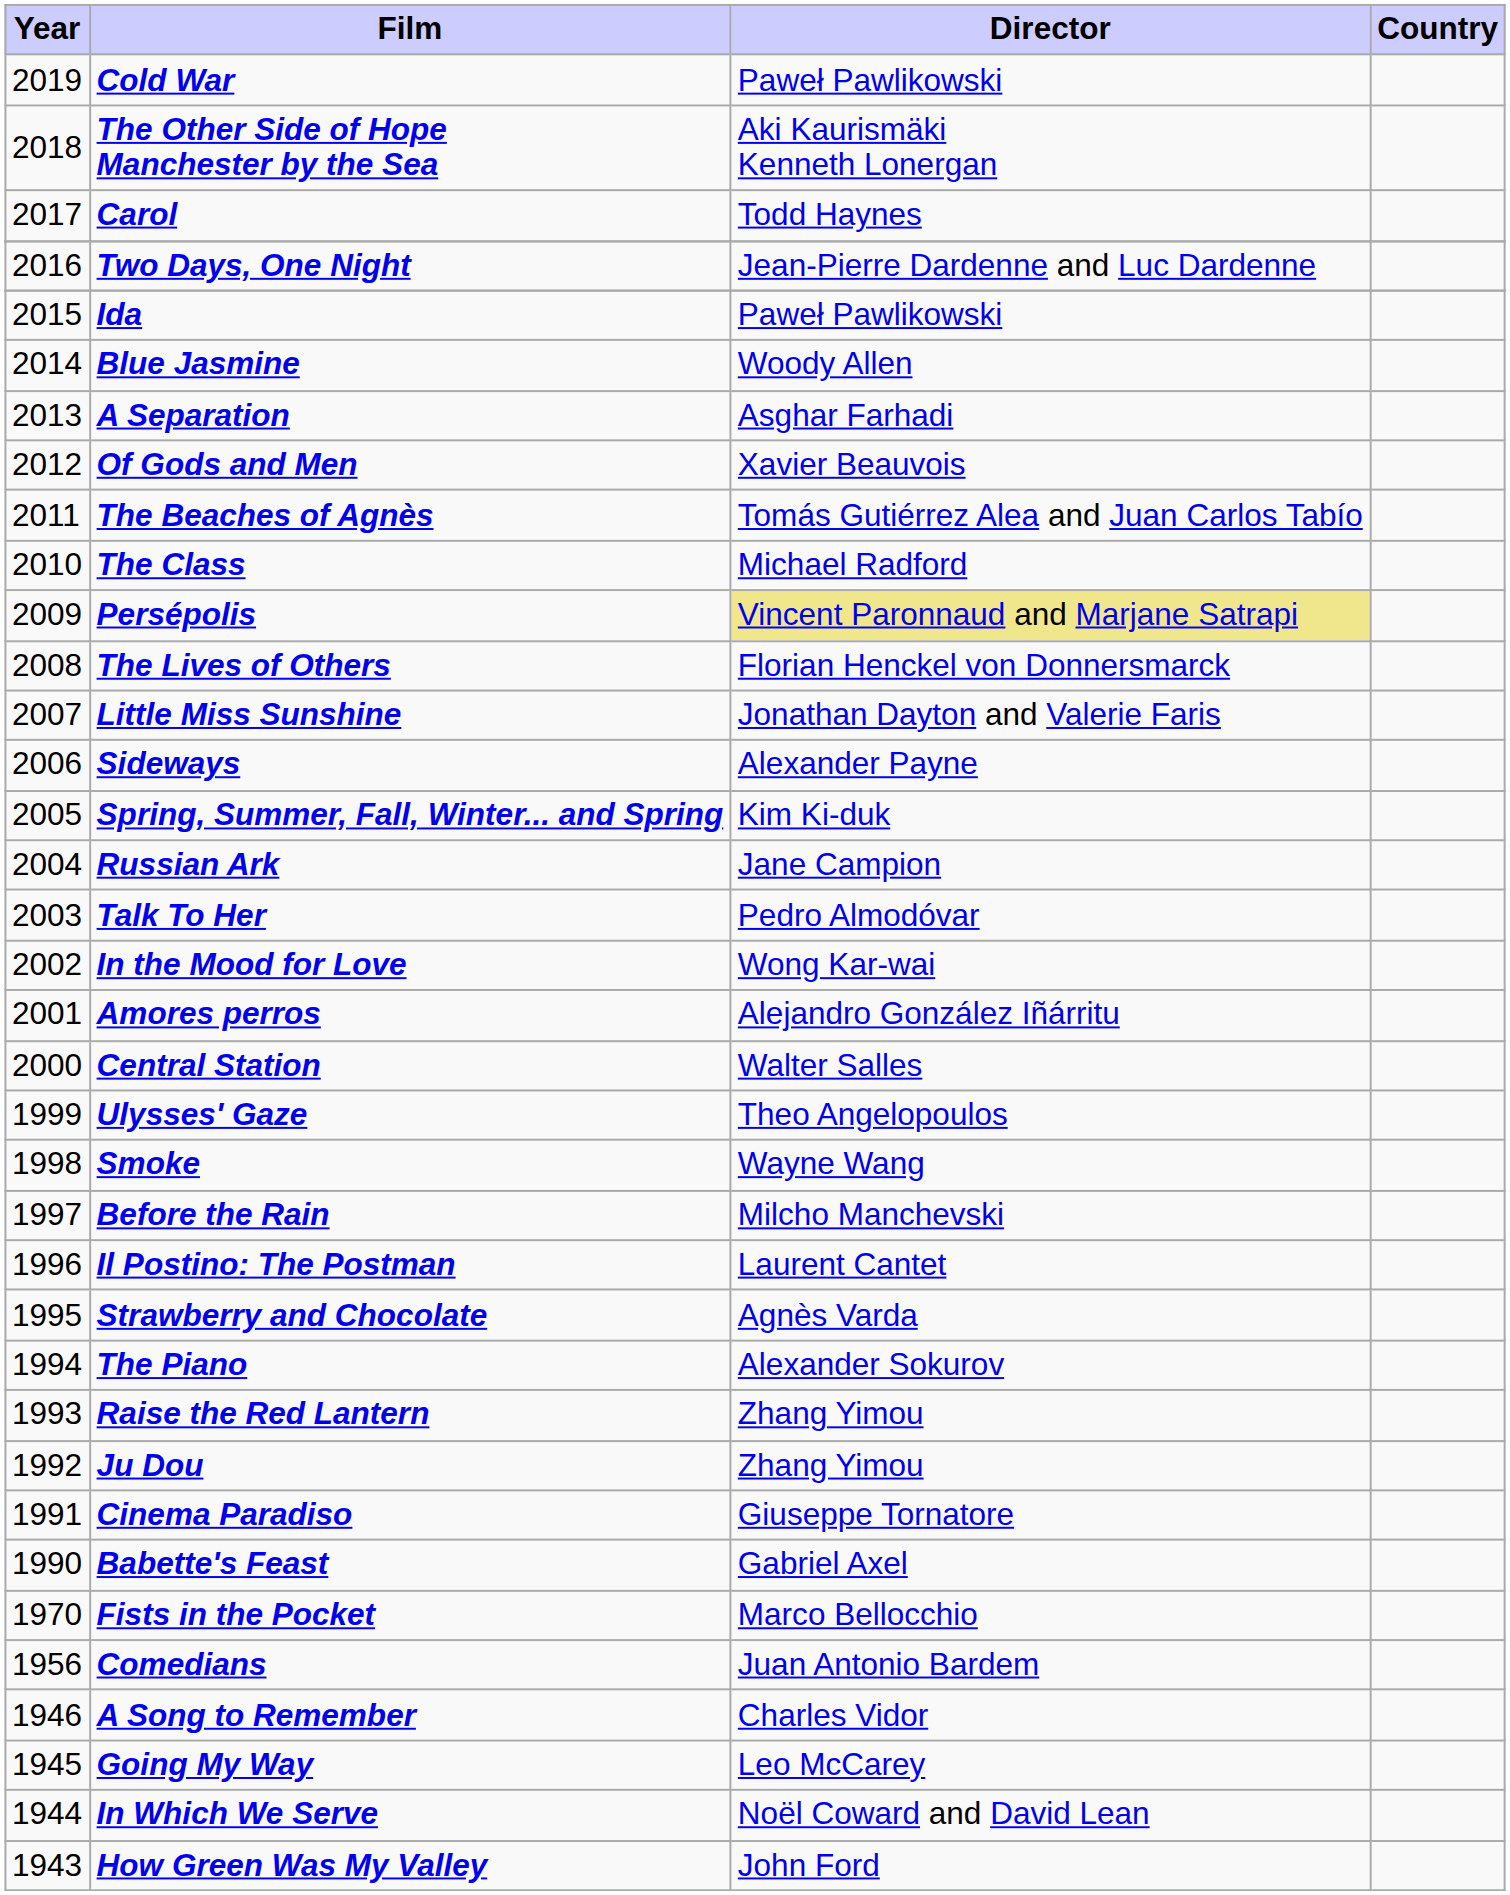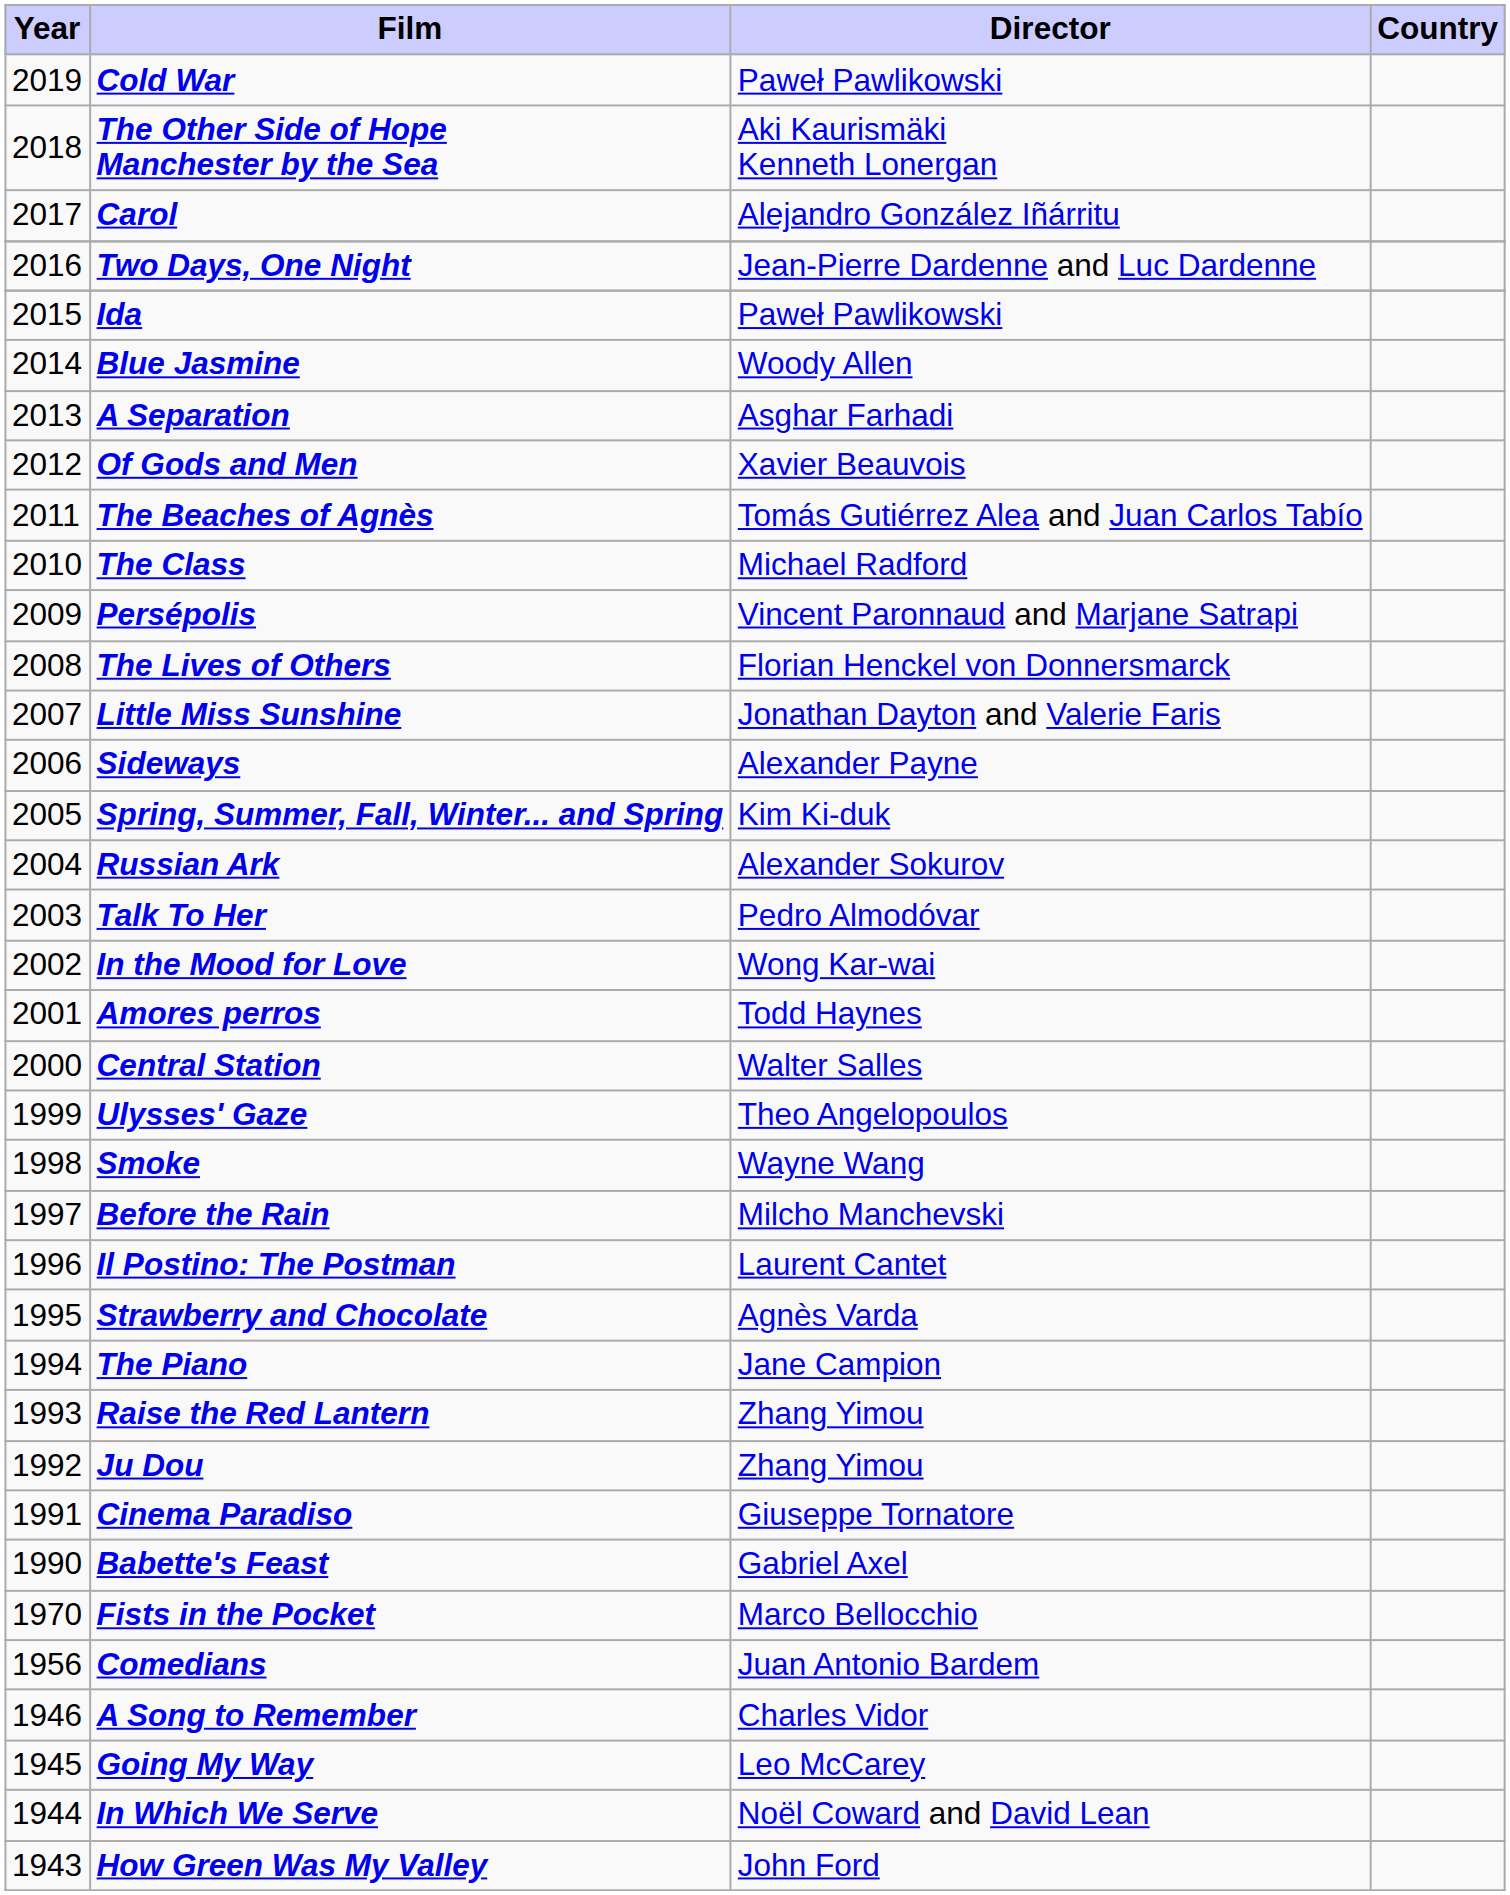(830, 214) Todd Haynes -> (929, 214) Alejandro González Iñárritu
(1018, 614) khaki background -> (1018, 614) no background
(839, 864) Jane Campion -> (871, 864) Alexander Sokurov
(929, 1014) Alejandro González Iñárritu -> (830, 1014) Todd Haynes
(871, 1364) Alexander Sokurov -> (839, 1364) Jane Campion
